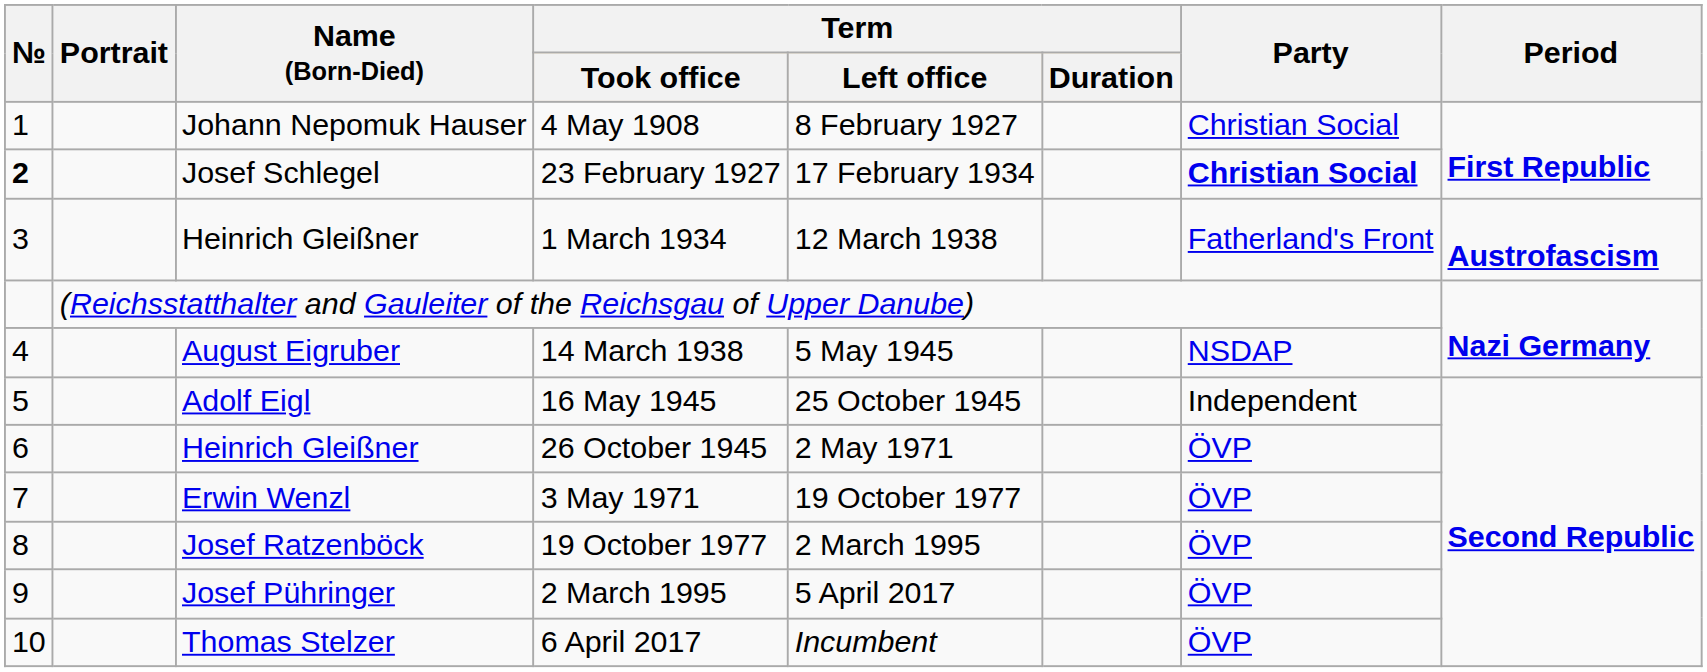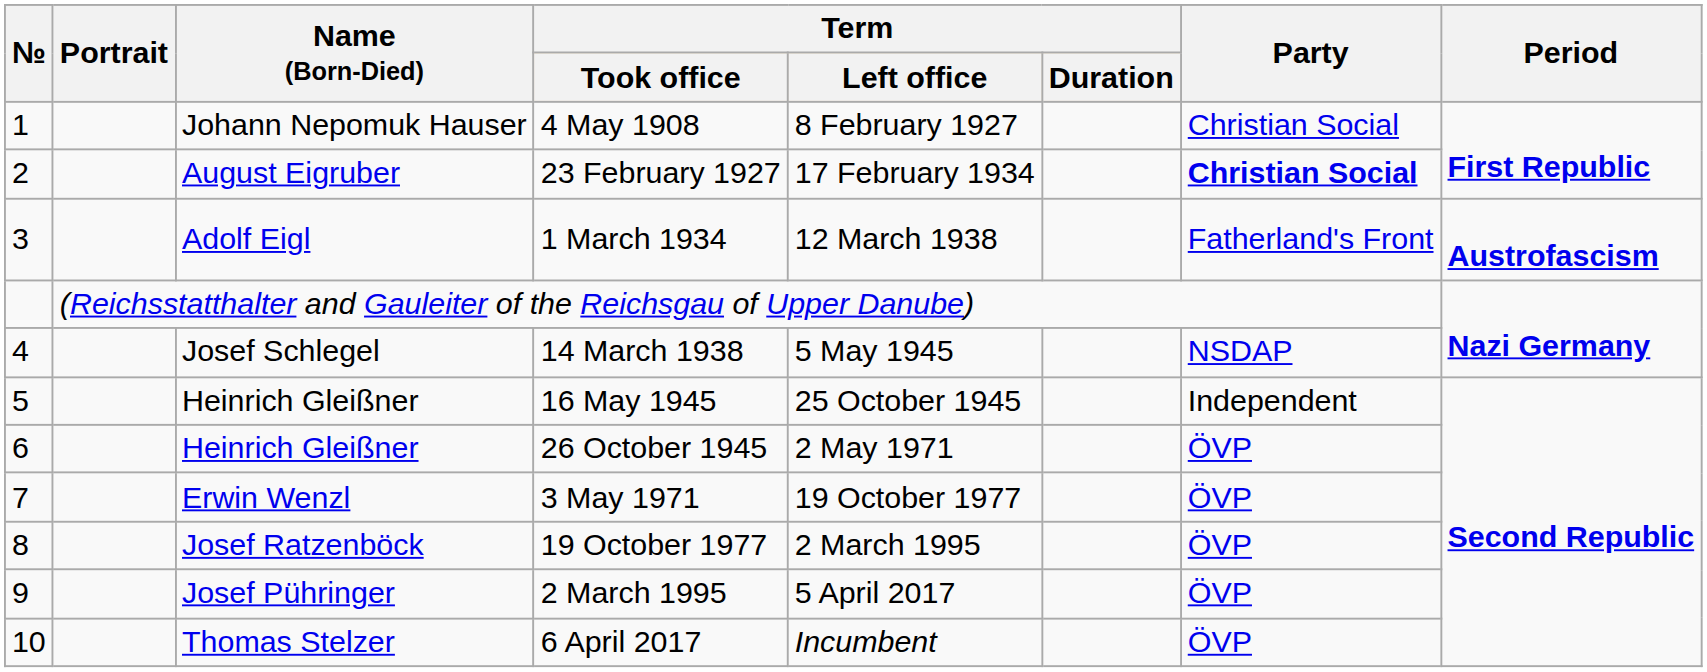(20, 173) bold -> (20, 173) normal
(281, 173) Josef Schlegel -> (291, 173) August Eigruber
(300, 238) Heinrich Gleißner -> (246, 238) Adolf Eigl
(291, 352) August Eigruber -> (281, 352) Josef Schlegel
(246, 400) Adolf Eigl -> (300, 400) Heinrich Gleißner
